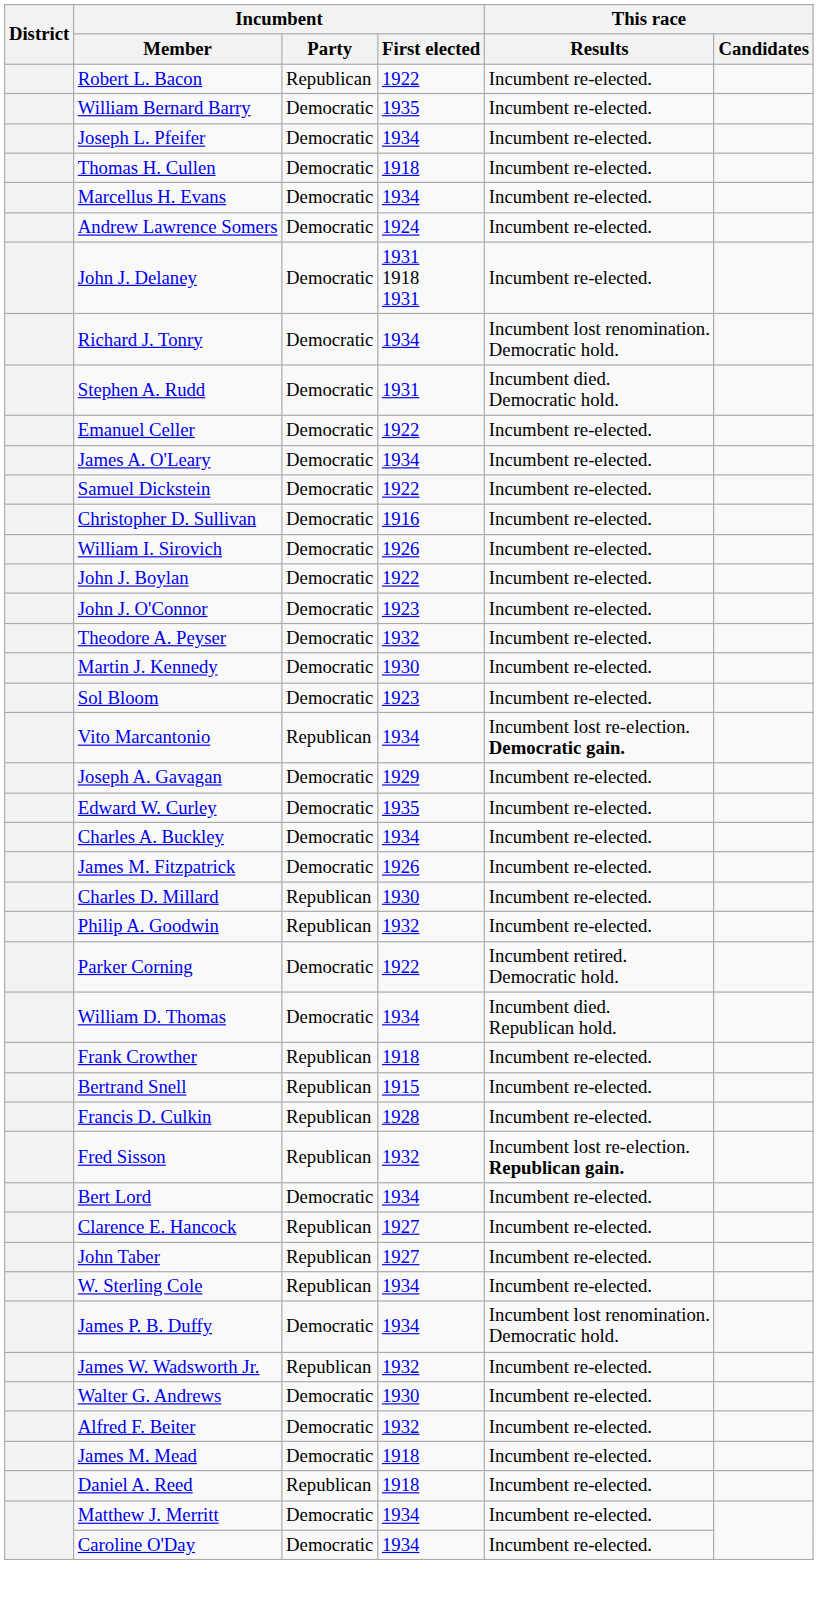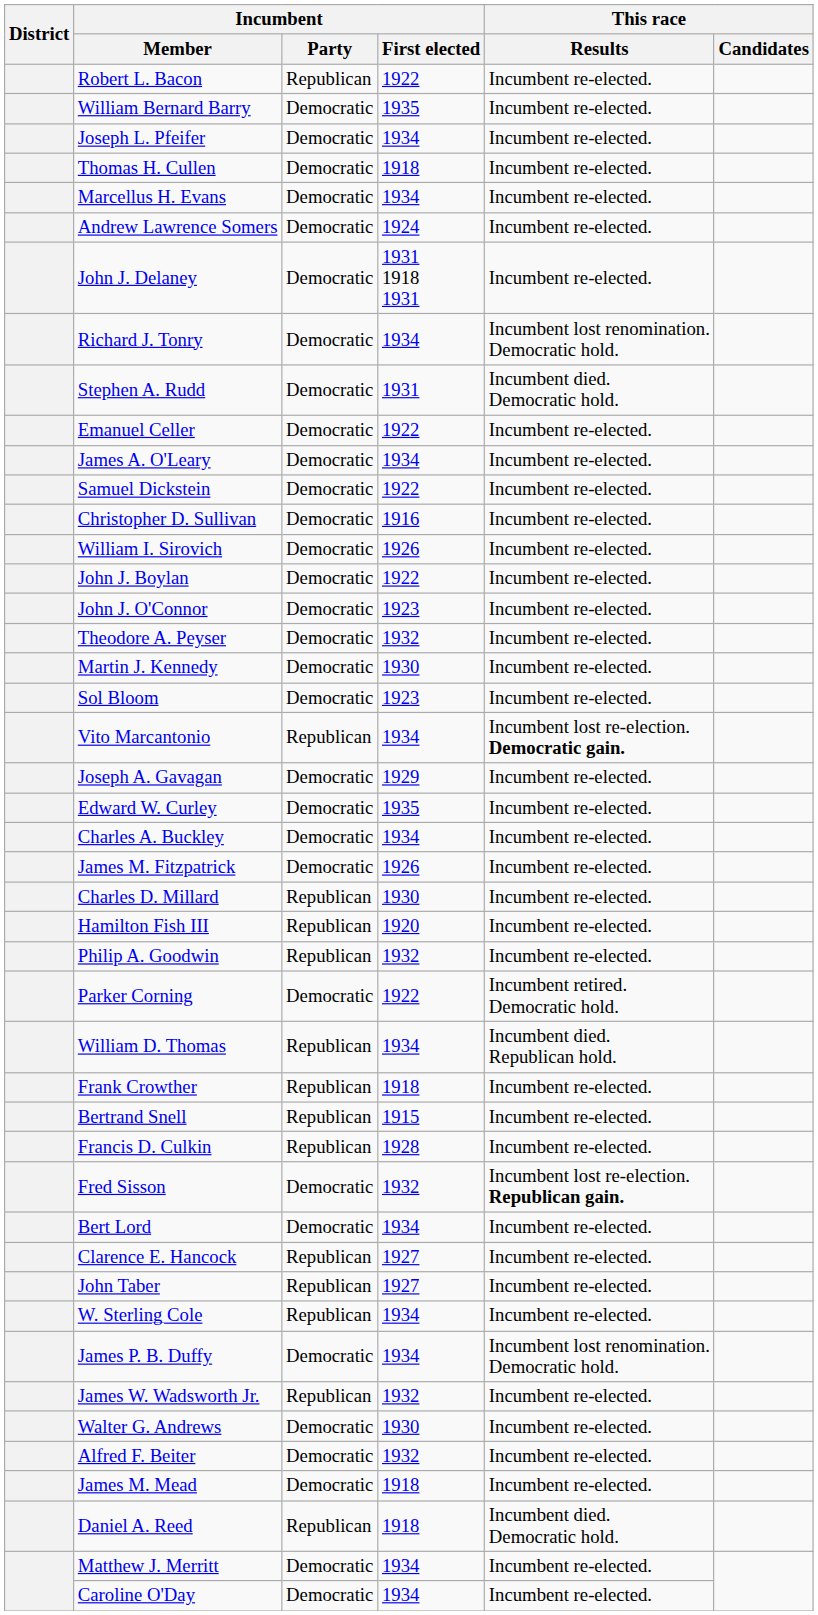+ row: (143, 926)
(330, 1017) Democratic -> (329, 1046) Republican
(329, 1157) Republican -> (330, 1186) Democratic
(570, 1485) Incumbent re-elected. -> (554, 1525) Incumbent died. Democratic hold.
